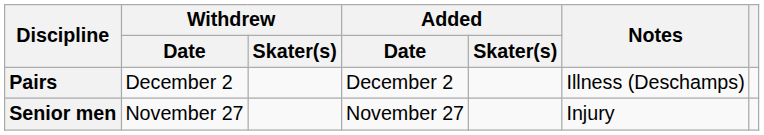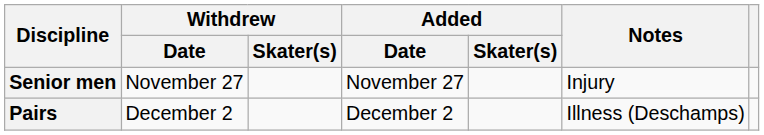rows swapped: (63, 113) <-> (33, 82)
